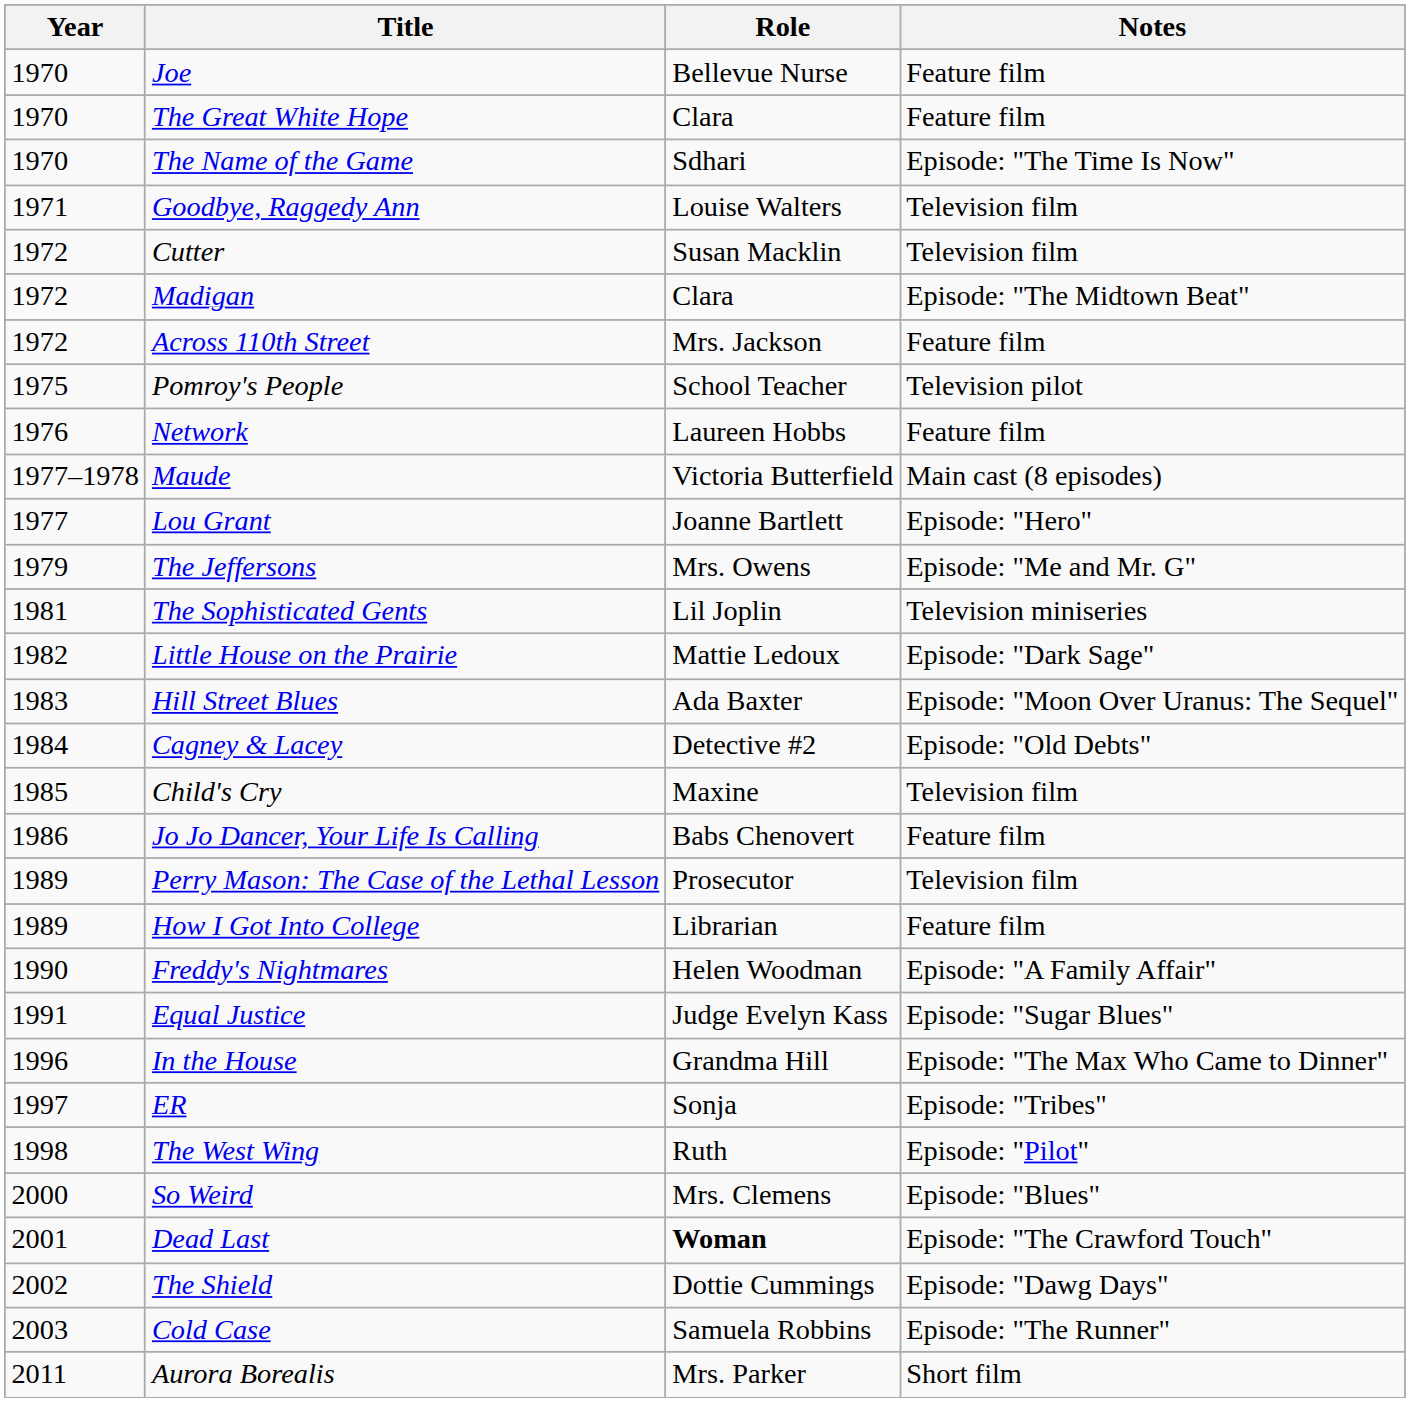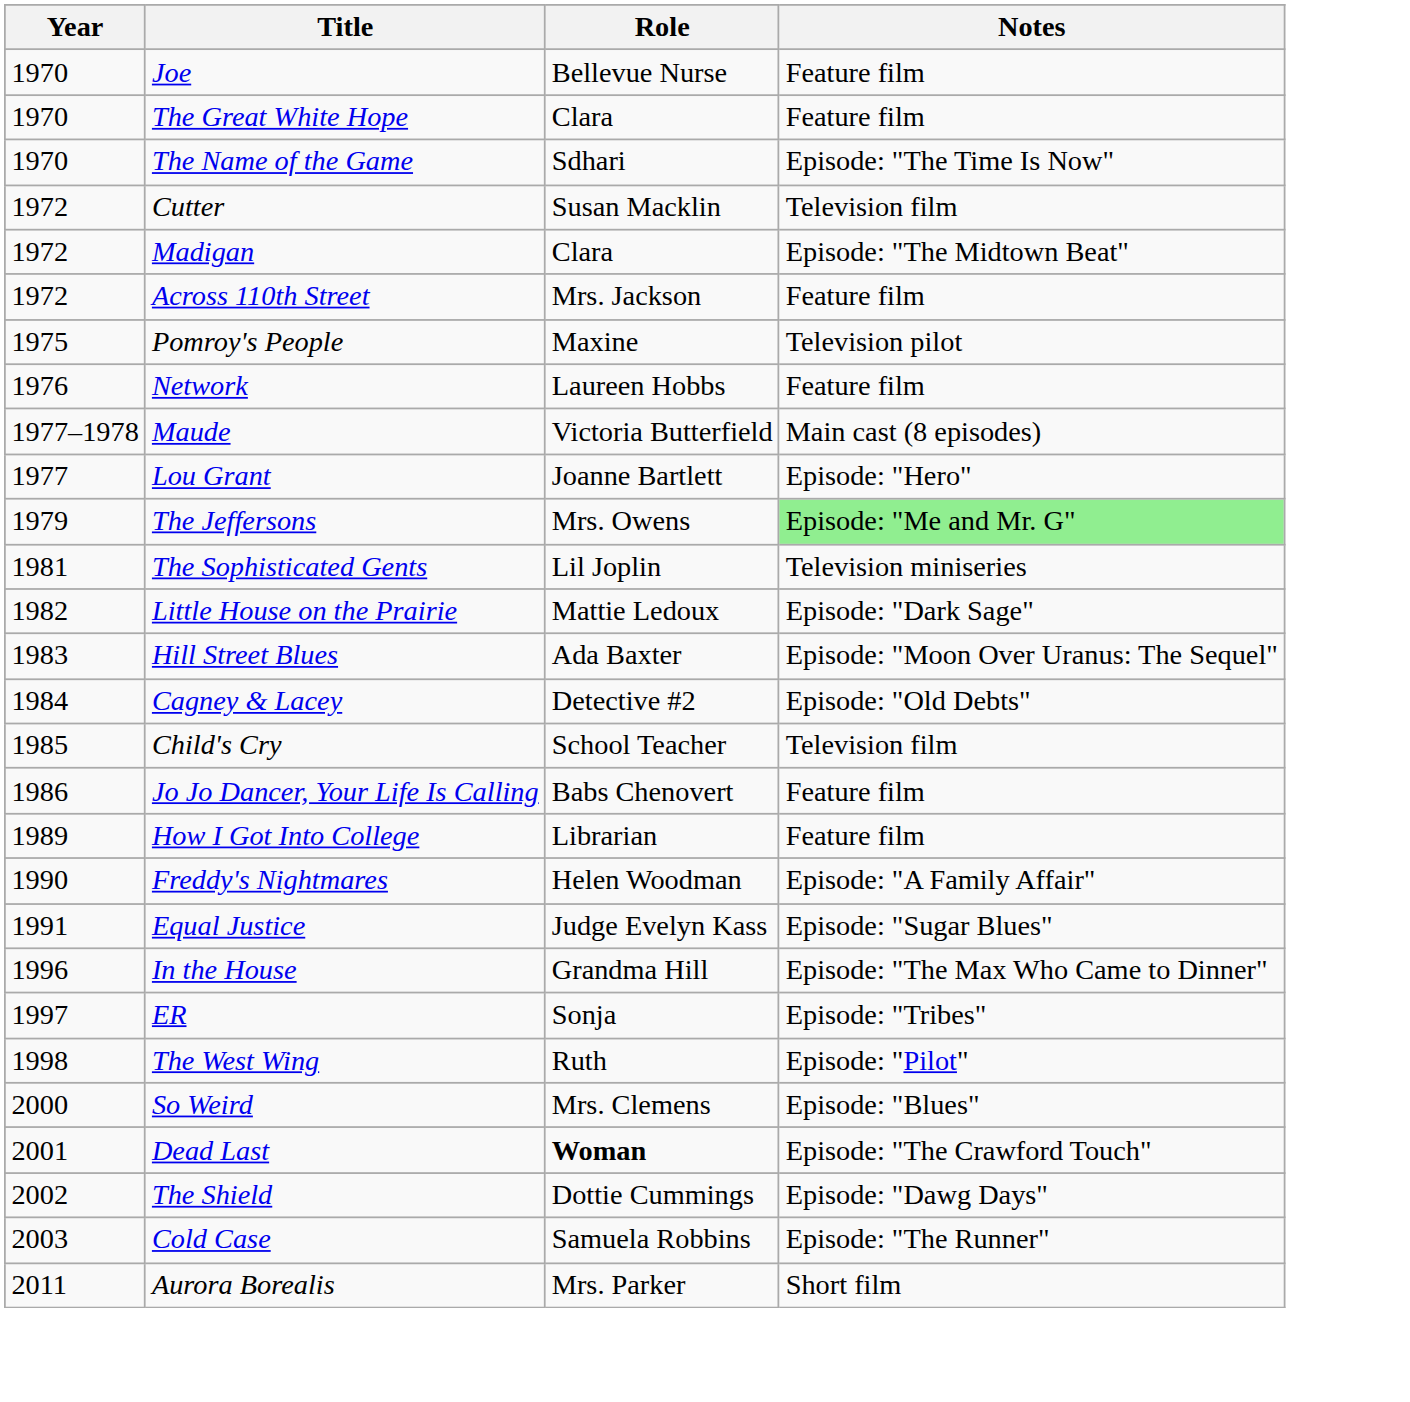- row: (286, 206)
(760, 386) School Teacher -> (595, 341) Maxine
(1051, 565) no background -> (931, 521) lightgreen background
(716, 790) Maxine -> (639, 745) School Teacher
- row: (406, 880)
